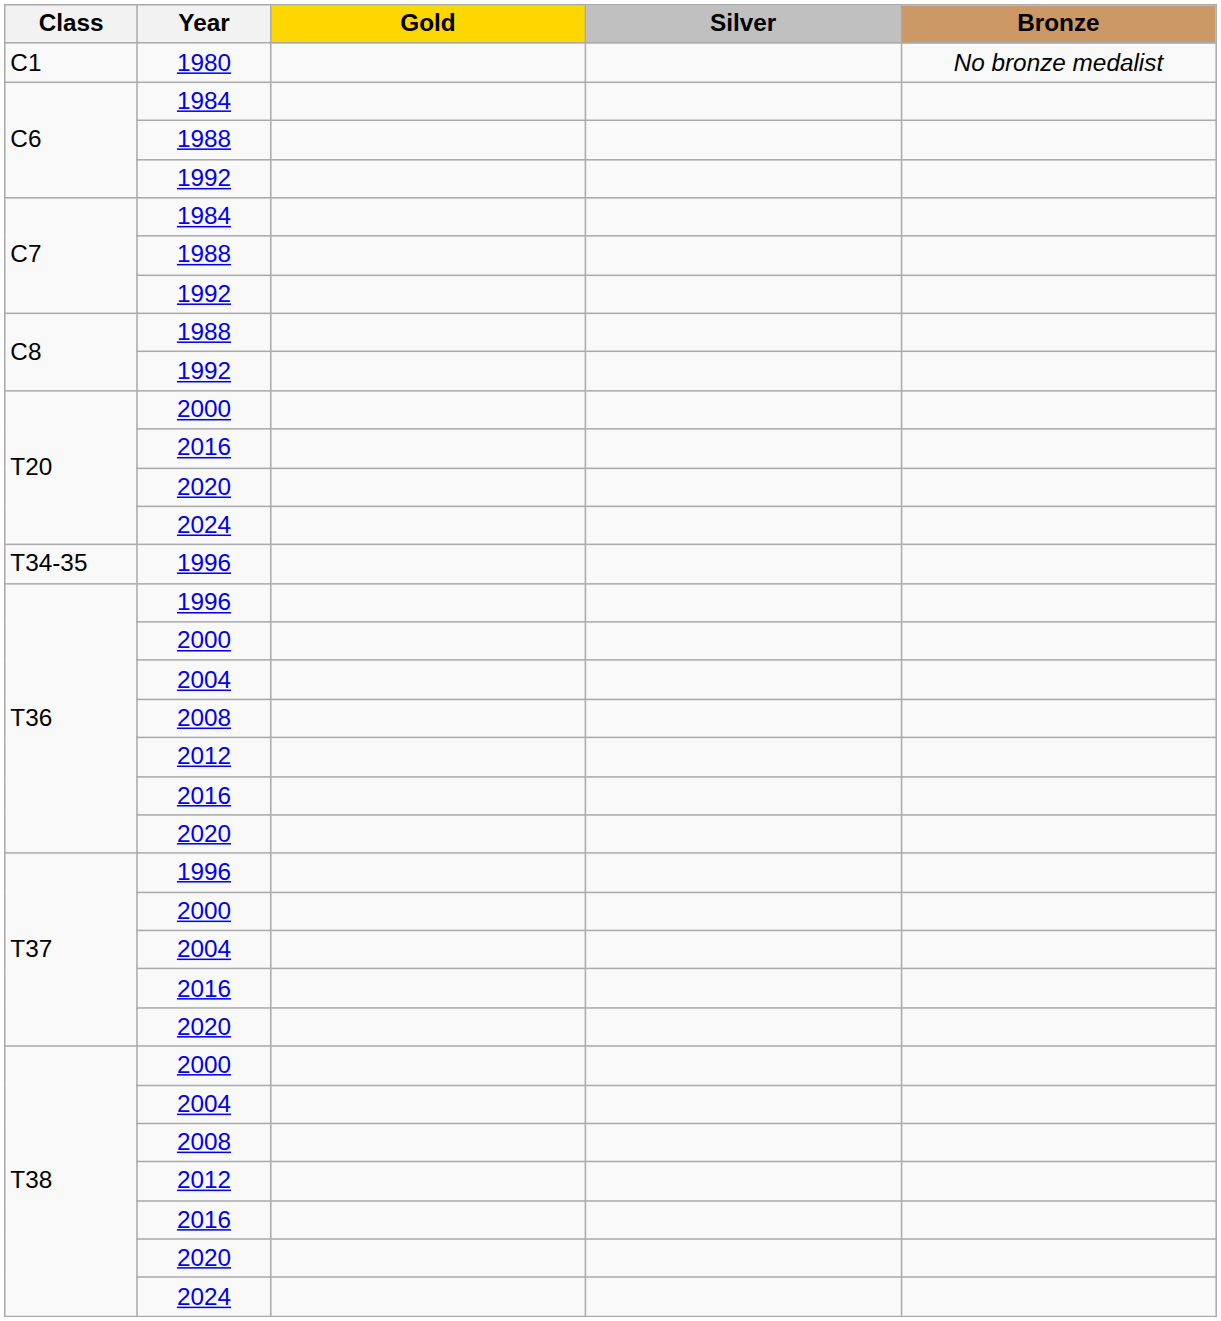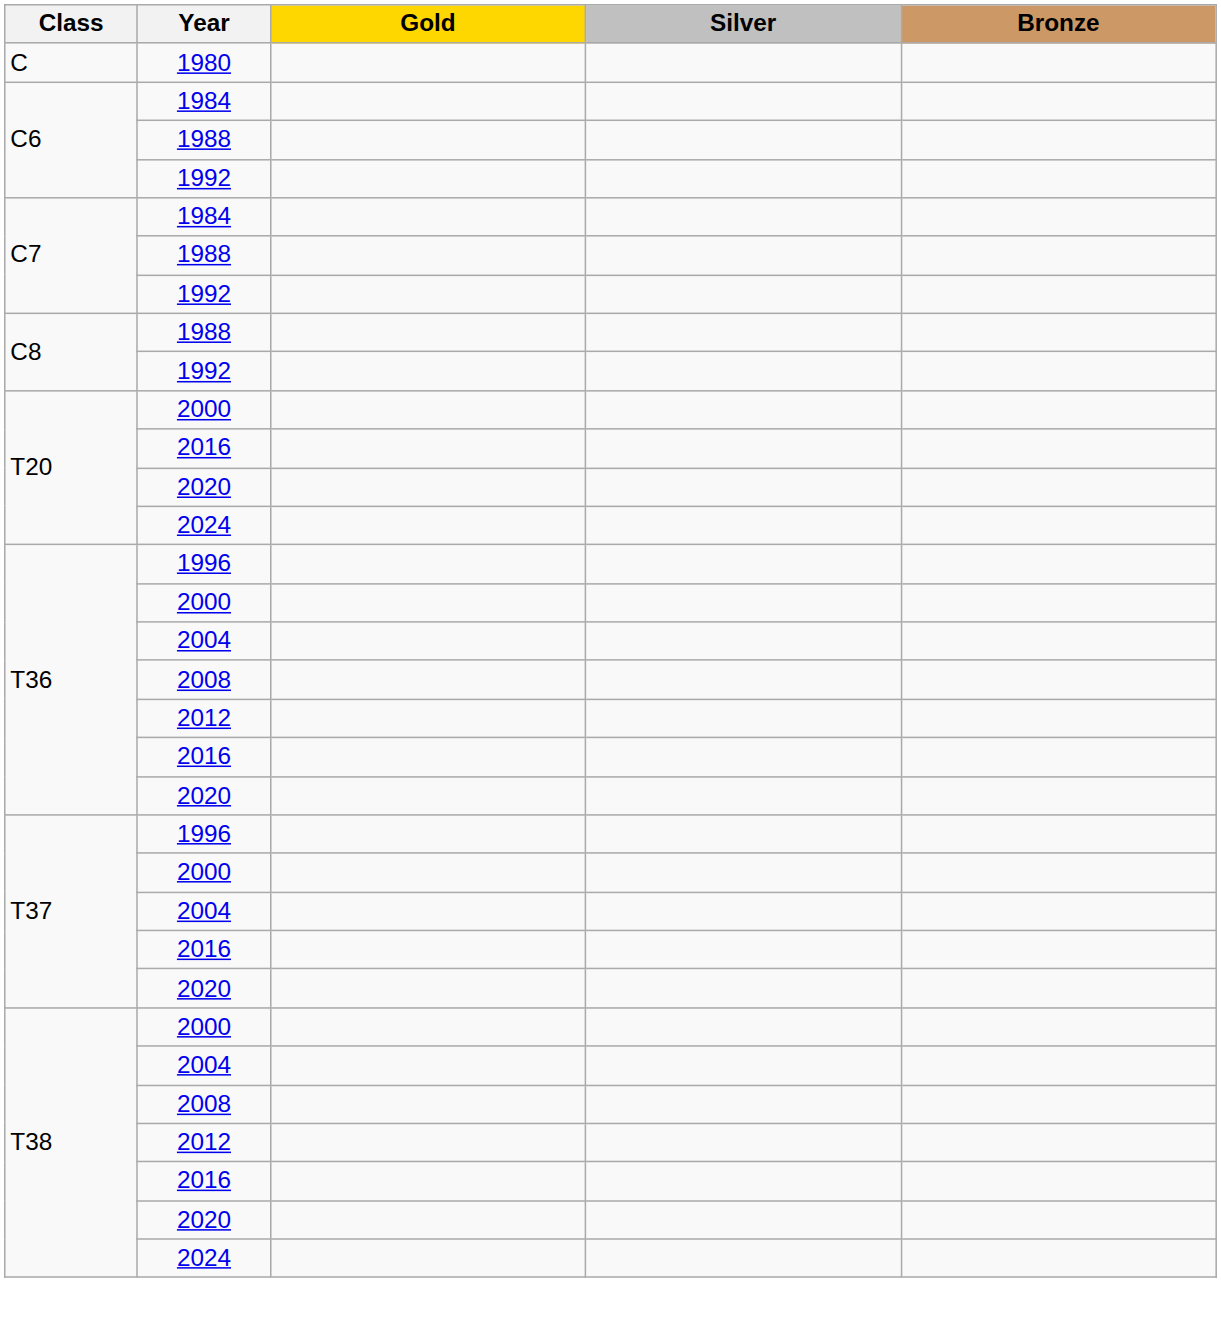+ row: (19, 62)
- row: (26, 62)
- row: (49, 563)
